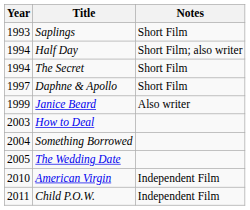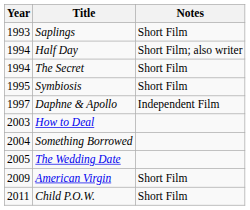+ row: (58, 86)
(163, 86) Short Film -> (179, 104) Independent Film
- row: (66, 104)
(19, 178) 2010 -> (19, 178) 2009
(179, 178) Independent Film -> (163, 178) Short Film
(179, 196) Independent Film -> (163, 196) Short Film
